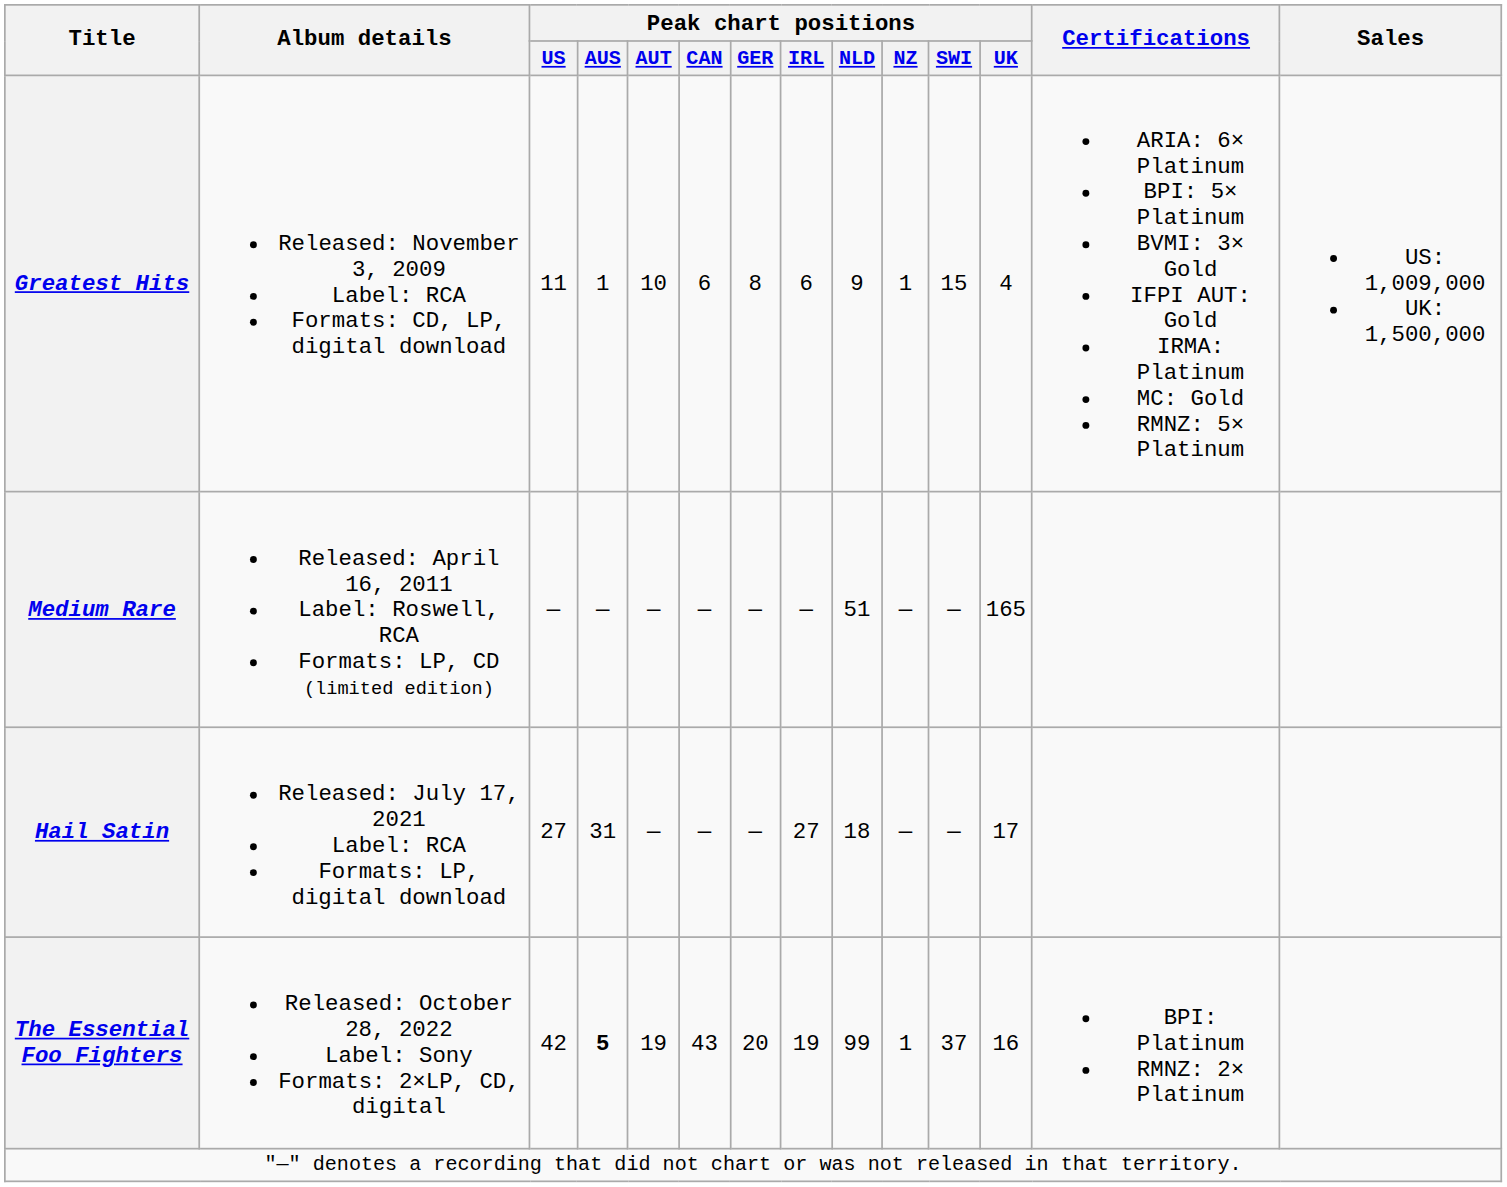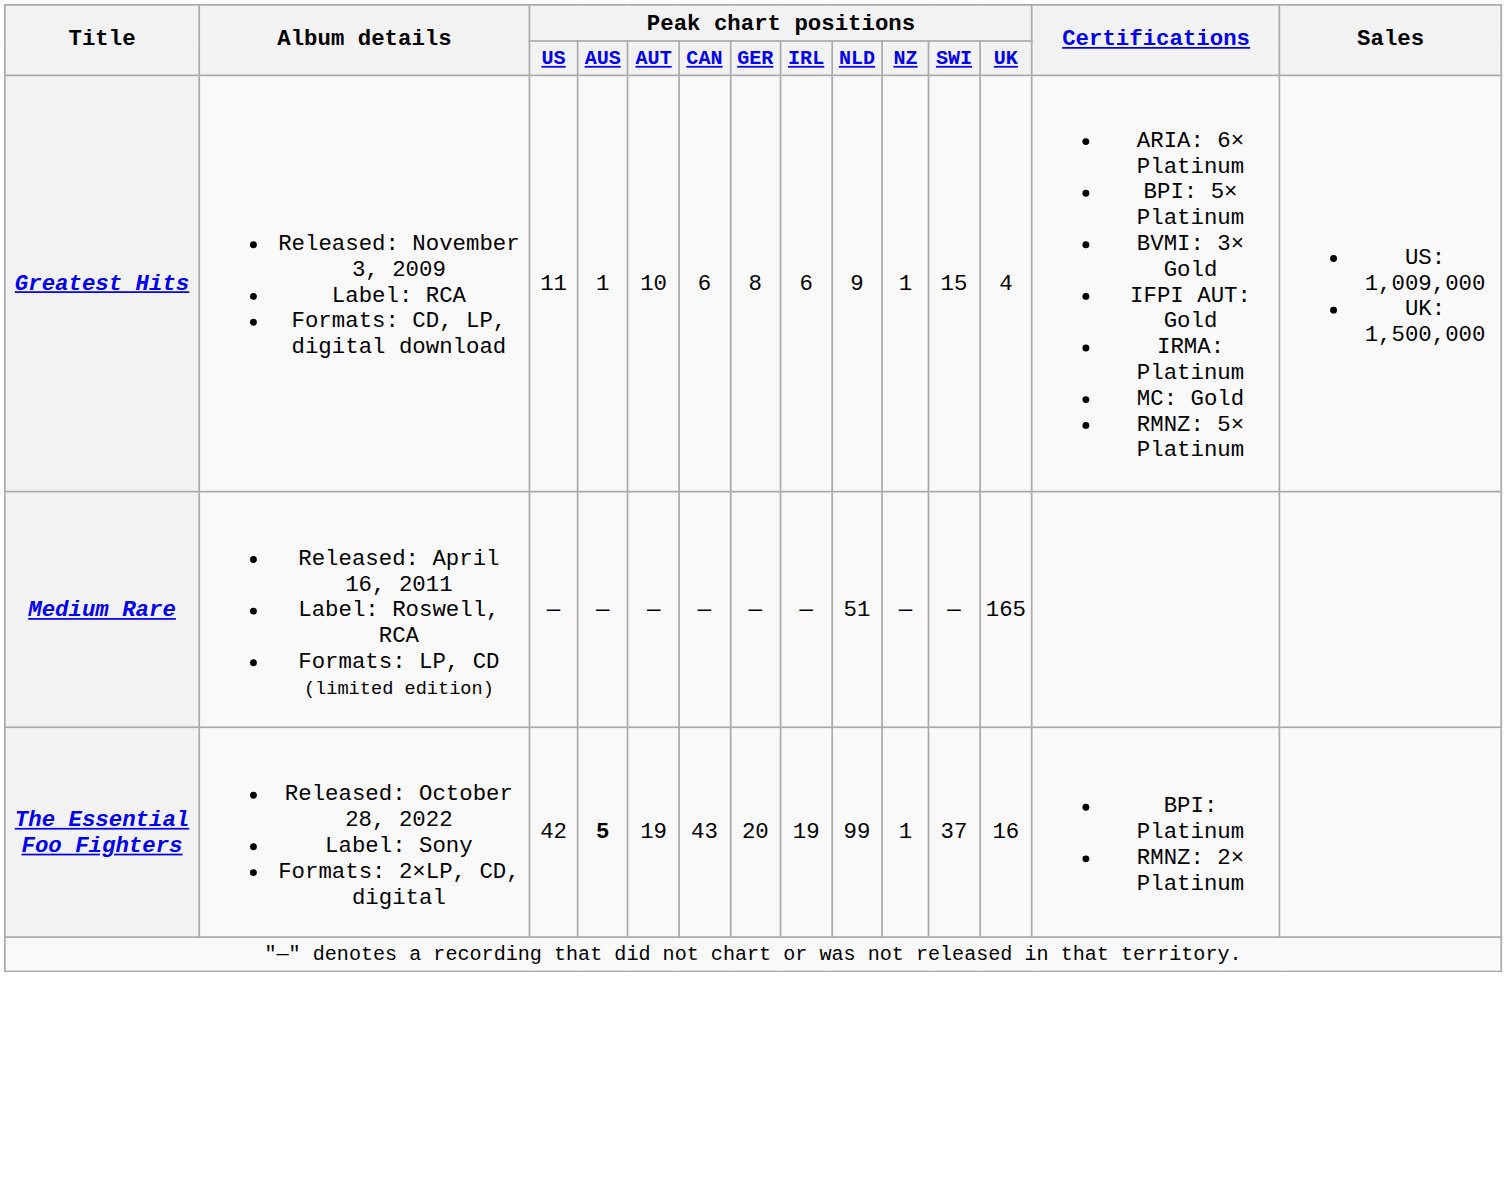- row: (102, 833)
